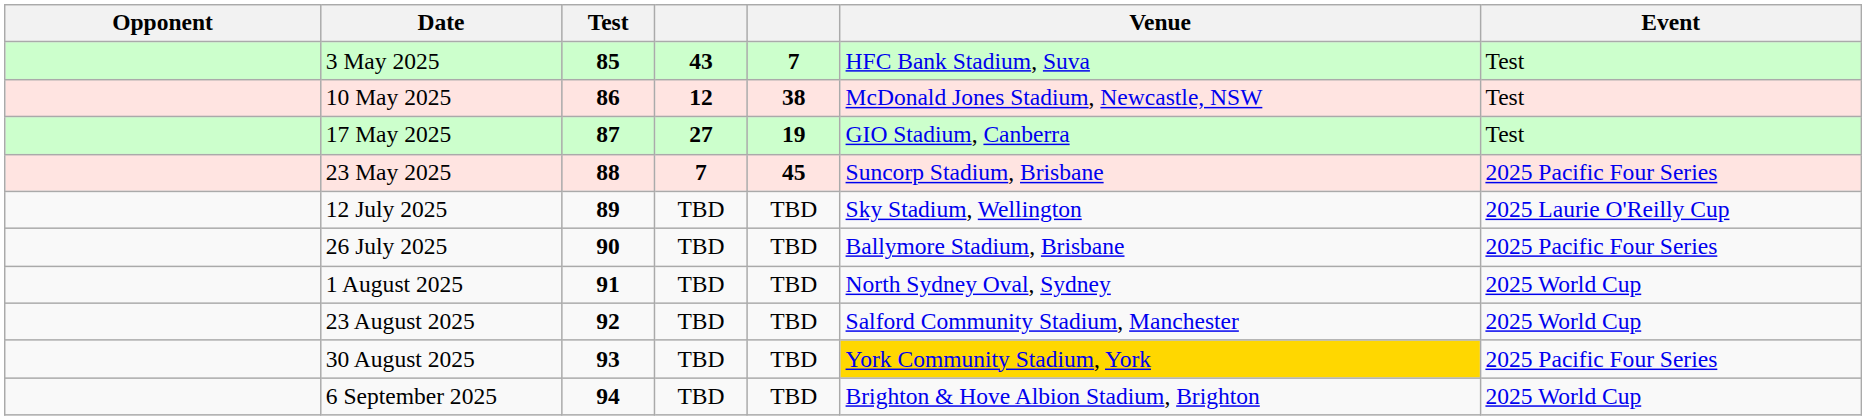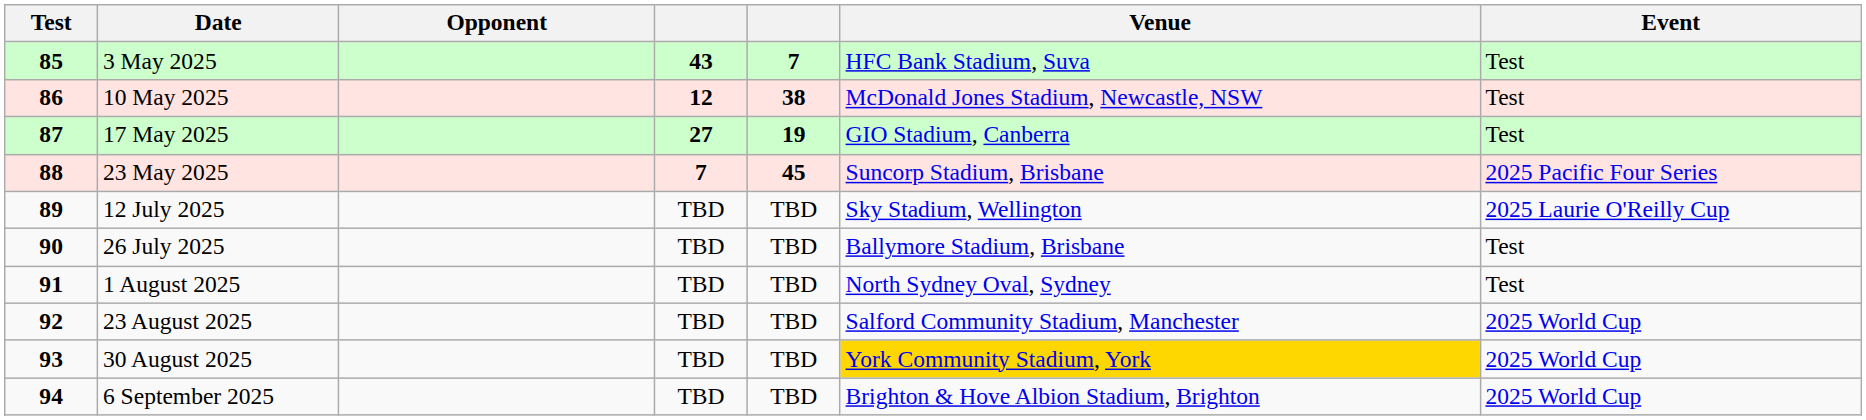columns swapped: (608, 23) <-> (163, 23)
(1601, 246) 2025 Pacific Four Series -> (1505, 246) Test
(1563, 284) 2025 World Cup -> (1505, 284) Test
(1601, 358) 2025 Pacific Four Series -> (1563, 358) 2025 World Cup
